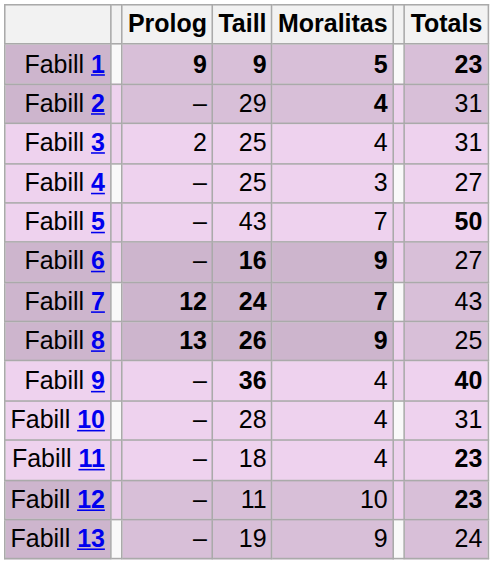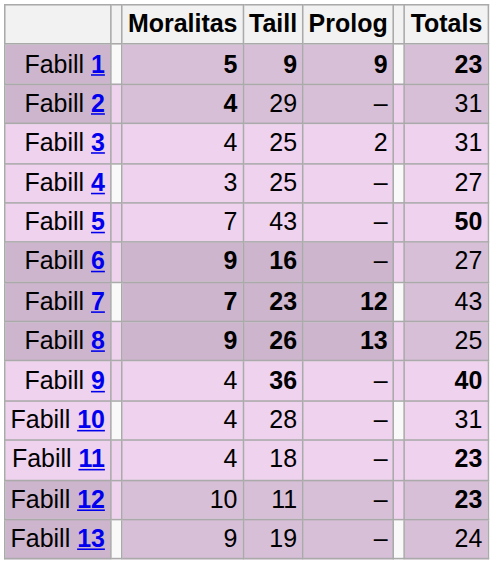columns swapped: (167, 24) <-> (333, 24)
(253, 301) 24 -> (283, 301) 23
